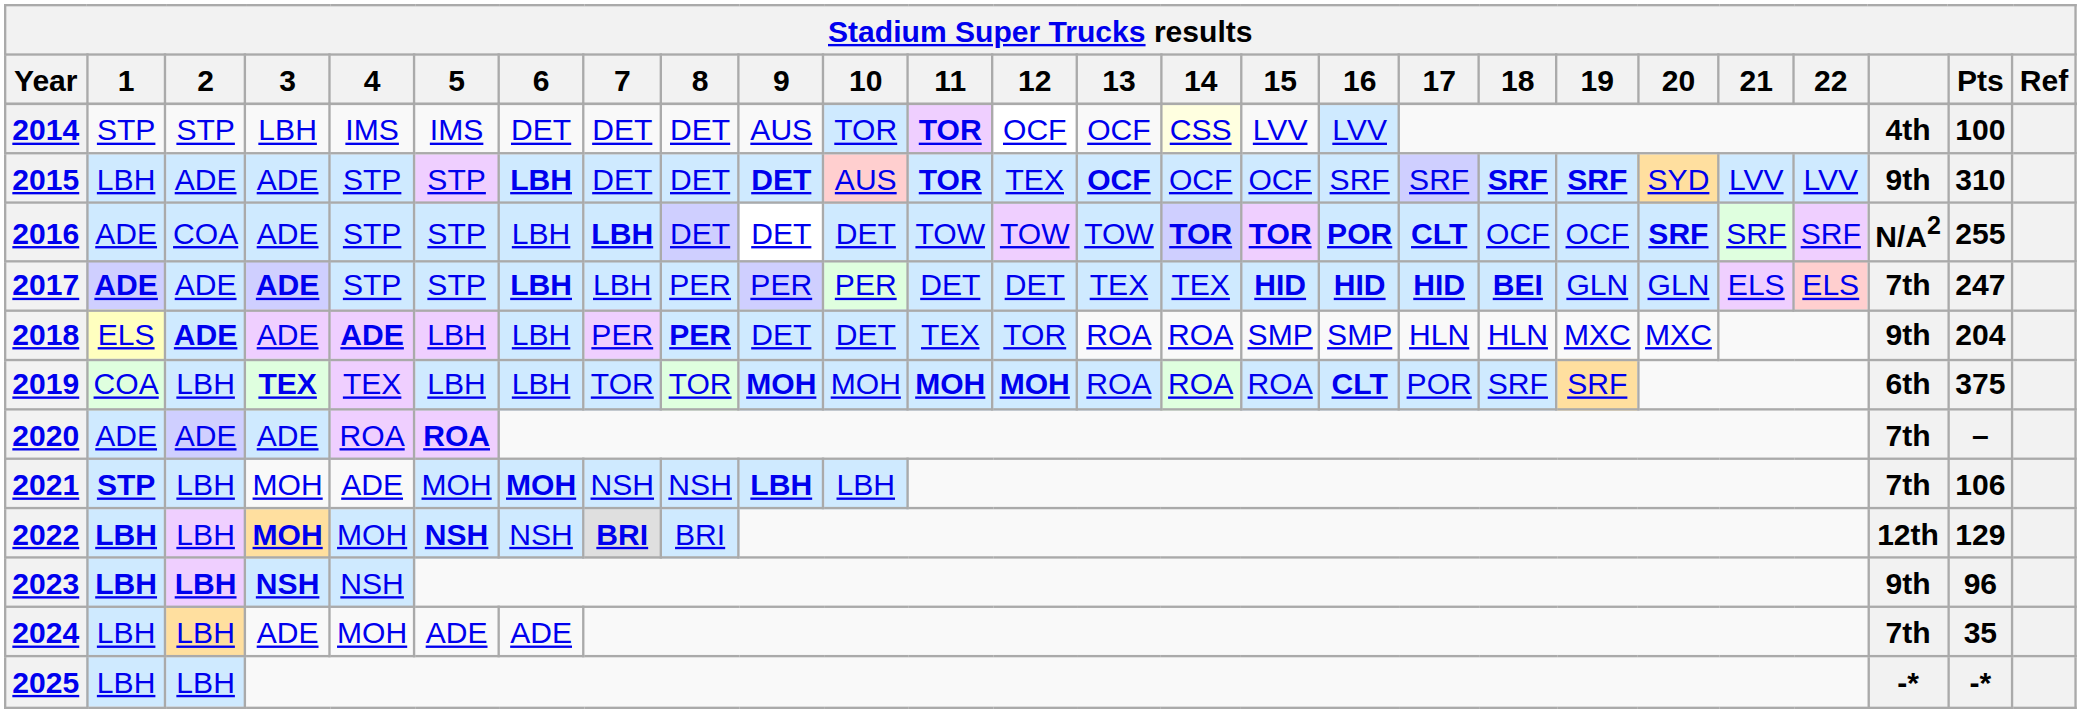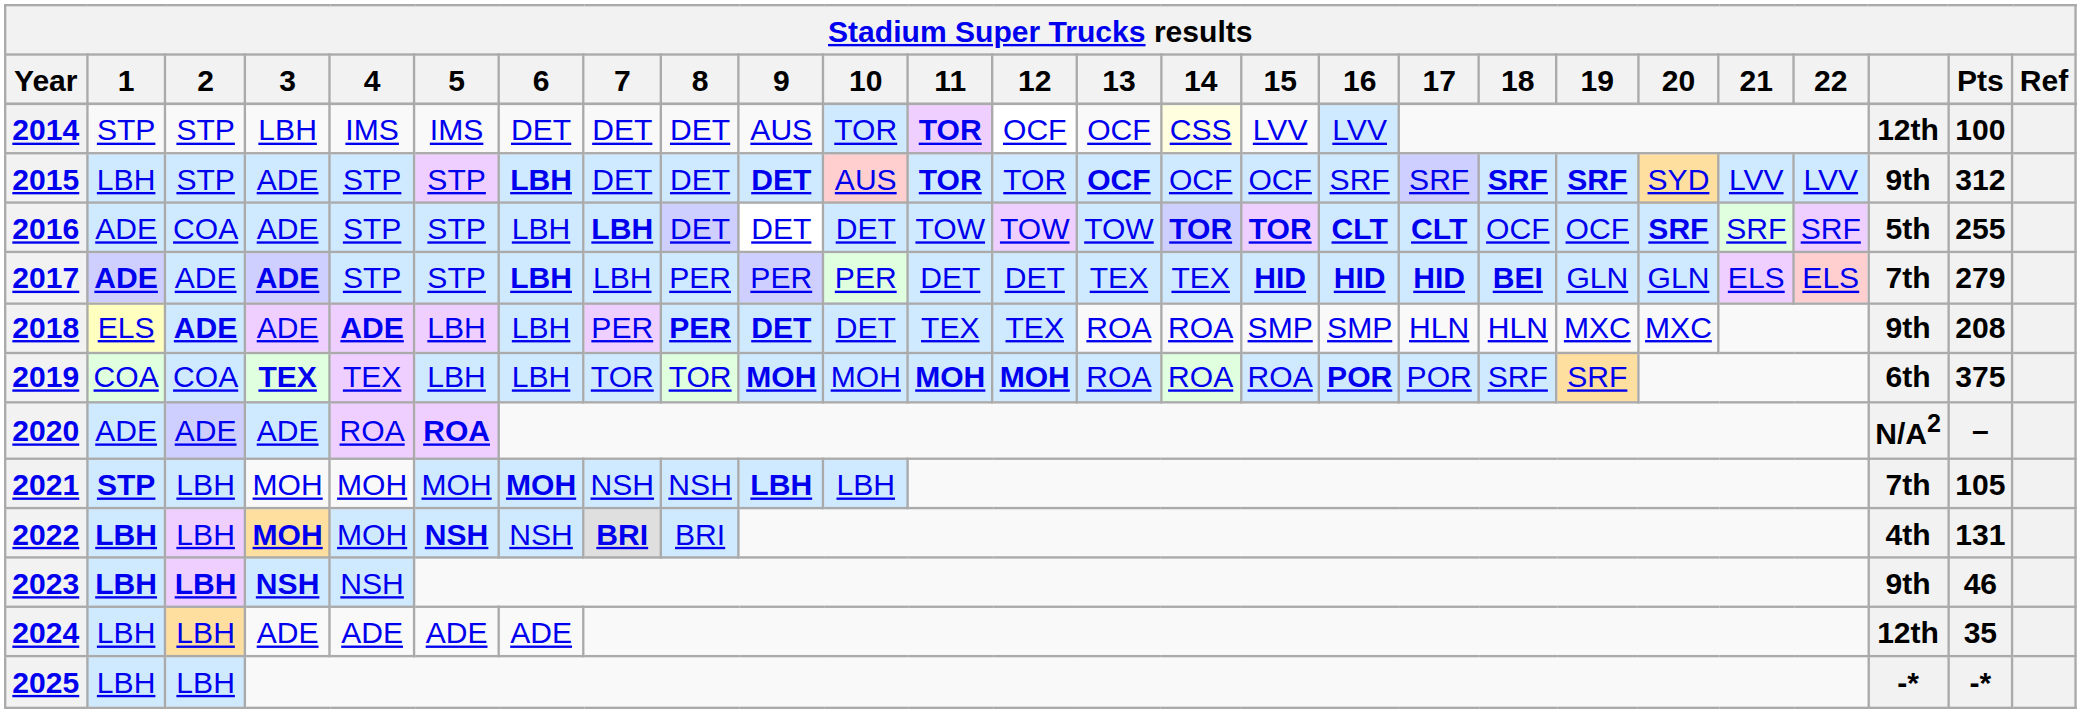(1908, 129) 4th -> (1908, 129) 12th
(206, 178) ADE -> (206, 178) STP
(1035, 178) TEX -> (1035, 178) TOR
(1980, 178) 310 -> (1980, 178) 312
(1360, 232) POR -> (1360, 228) CLT
(1908, 232) N/A2 -> (1908, 228) 5th
(1980, 285) 247 -> (1980, 278) 279
(781, 335) normal -> (781, 327) bold
(1035, 335) TOR -> (1035, 327) TEX
(1980, 335) 204 -> (1980, 327) 208
(206, 384) LBH -> (206, 377) COA
(1360, 384) CLT -> (1360, 377) POR
(1908, 434) 7th -> (1908, 430) N/A2
(372, 484) ADE -> (372, 484) MOH
(1980, 484) 106 -> (1980, 484) 105
(1908, 533) 12th -> (1908, 533) 4th
(1980, 533) 129 -> (1980, 533) 131
(1980, 583) 96 -> (1980, 583) 46
(372, 632) MOH -> (372, 632) ADE
(1908, 632) 7th -> (1908, 632) 12th
